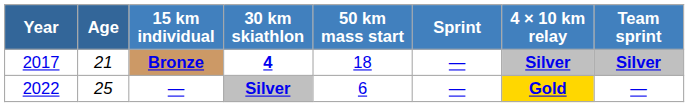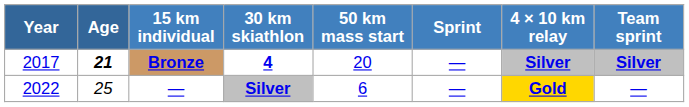(103, 63) normal -> (103, 63) bold
(363, 63) 18 -> (363, 63) 20
